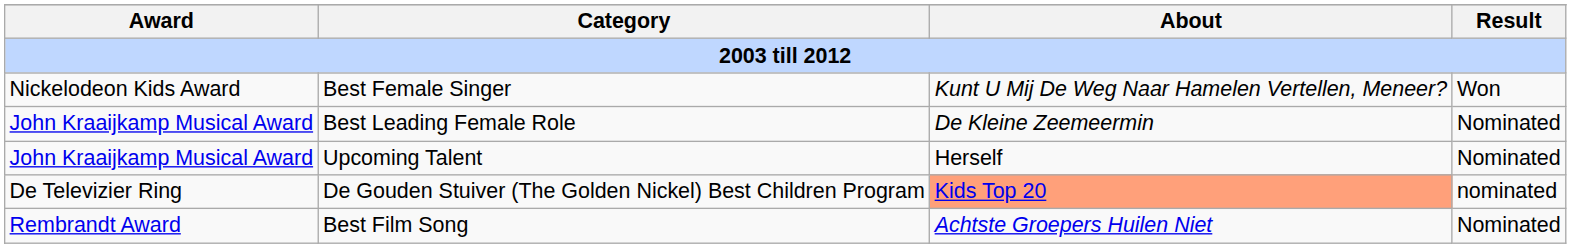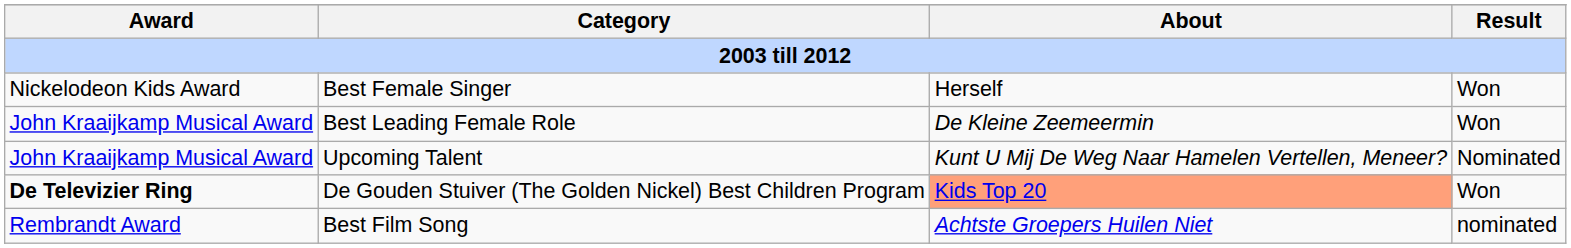(1191, 89) Kunt U Mij De Weg Naar Hamelen Vertellen, Meneer? -> (969, 89) Herself
(1509, 123) Nominated -> (1479, 123) Won
(969, 157) Herself -> (1191, 157) Kunt U Mij De Weg Naar Hamelen Vertellen, Meneer?
(96, 191) normal -> (101, 191) bold
(1507, 191) nominated -> (1479, 191) Won
(1509, 225) Nominated -> (1507, 225) nominated
